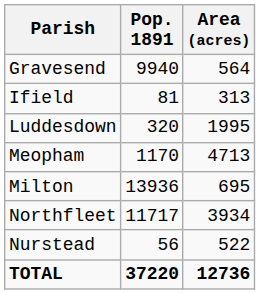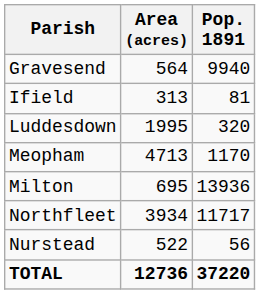columns swapped: (219, 29) <-> (152, 30)
